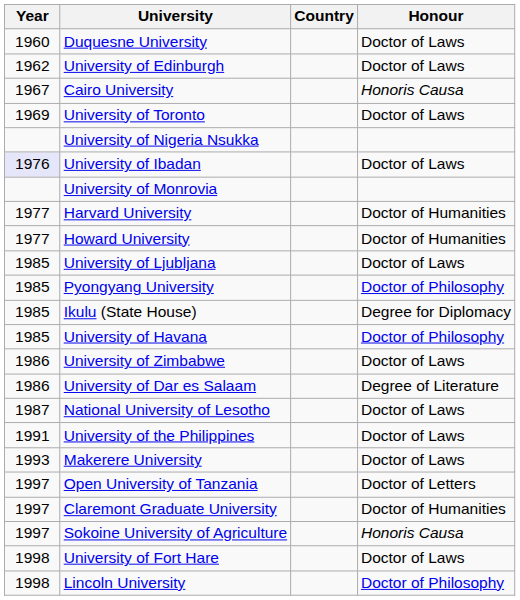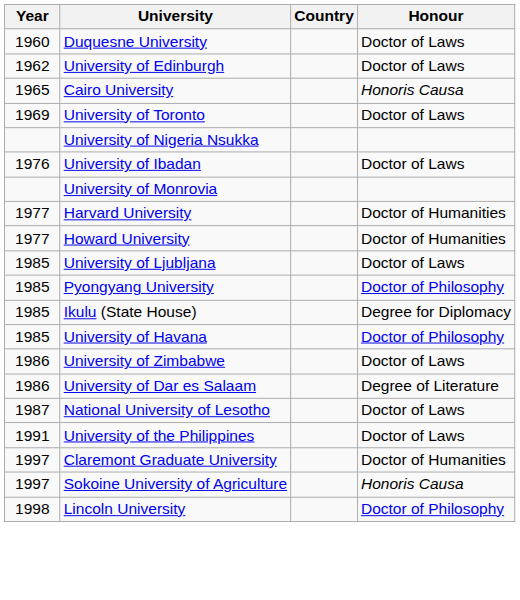(32, 90) 1967 -> (32, 90) 1965
(32, 164) lavender background -> (32, 164) no background
- row: (133, 459)
- row: (161, 484)
- row: (141, 558)
